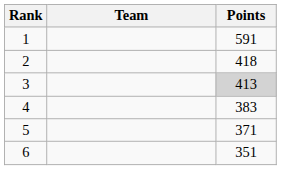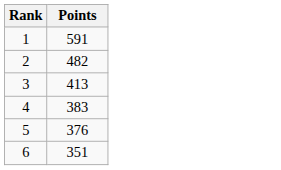- column: (131, 15)
(246, 61) 418 -> (77, 61) 482
(246, 84) lightgrey background -> (77, 84) no background
(246, 130) 371 -> (77, 130) 376
